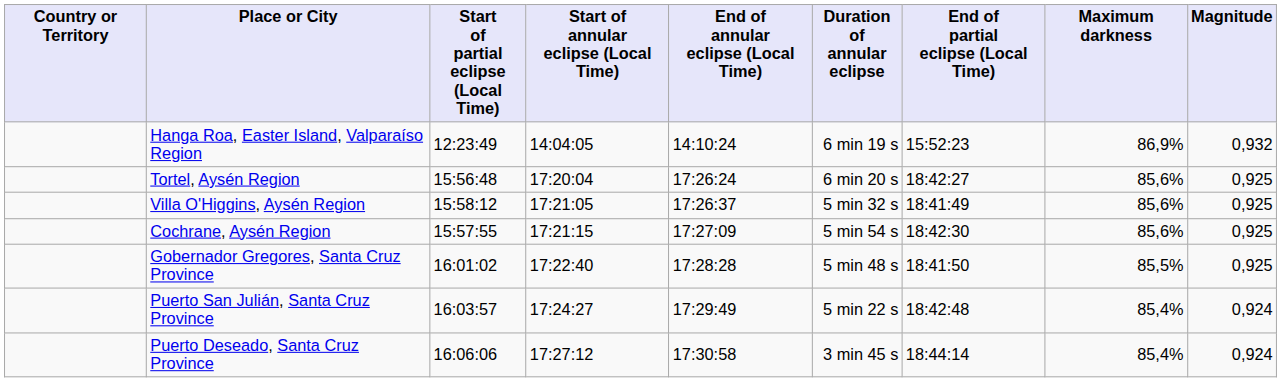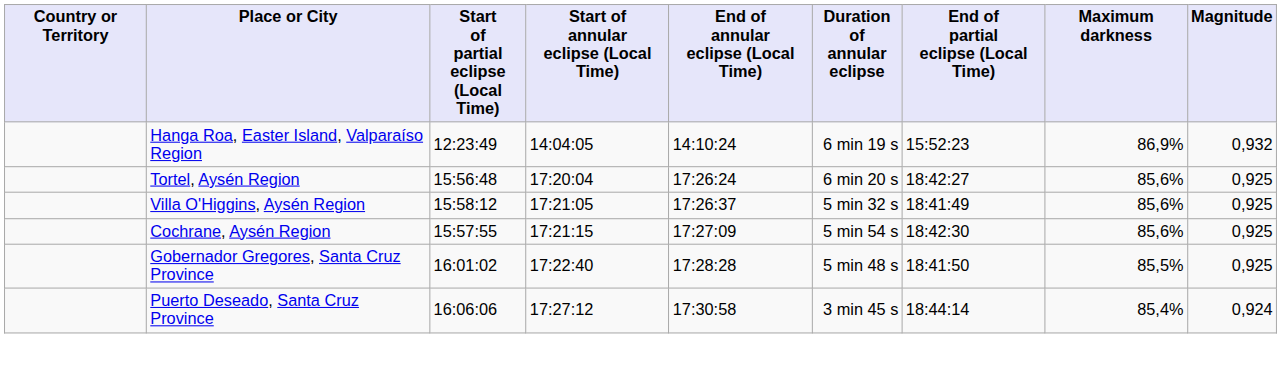- row: (260, 310)
